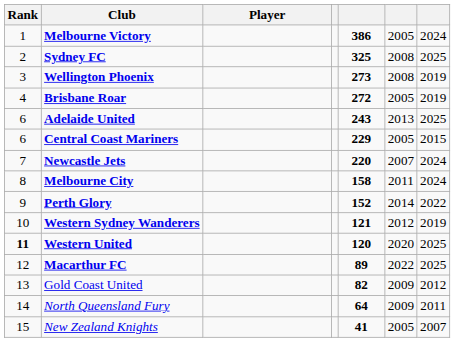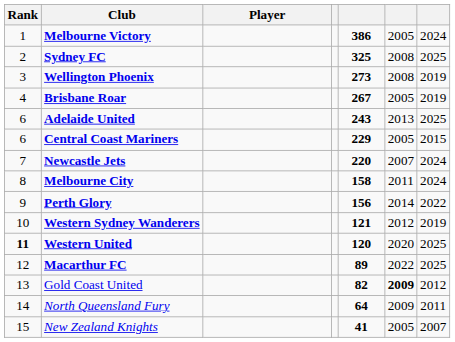(361, 98) 272 -> (361, 98) 267
(361, 202) 152 -> (361, 202) 156
(401, 285) normal -> (401, 285) bold
